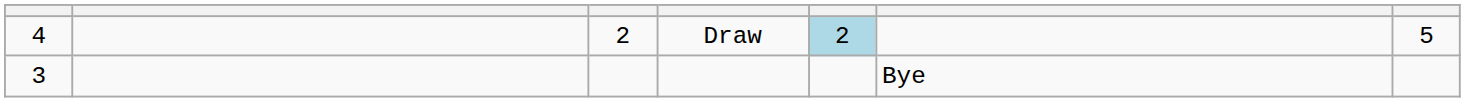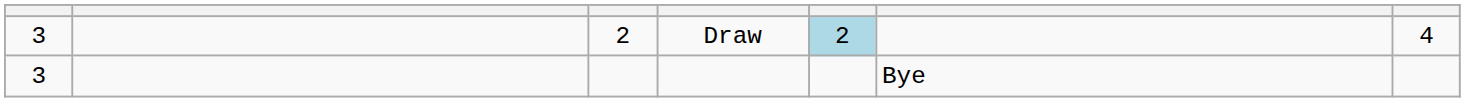(39, 36) 4 -> (39, 36) 3
(1427, 36) 5 -> (1427, 36) 4
